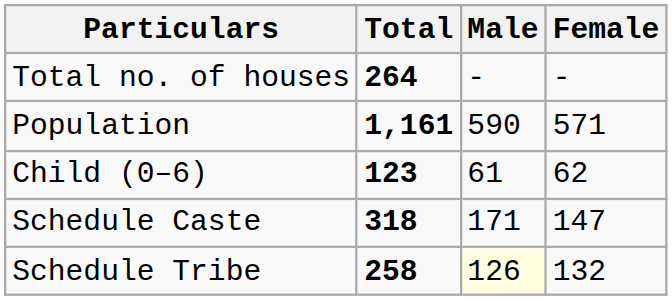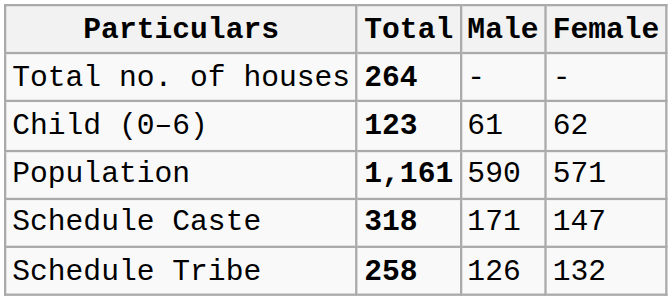rows swapped: (101, 126) <-> (110, 174)
(494, 271) lightyellow background -> (494, 271) no background
